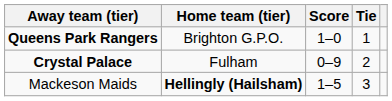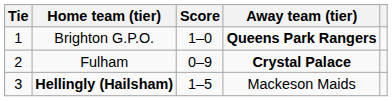columns swapped: (366, 15) <-> (83, 15)
